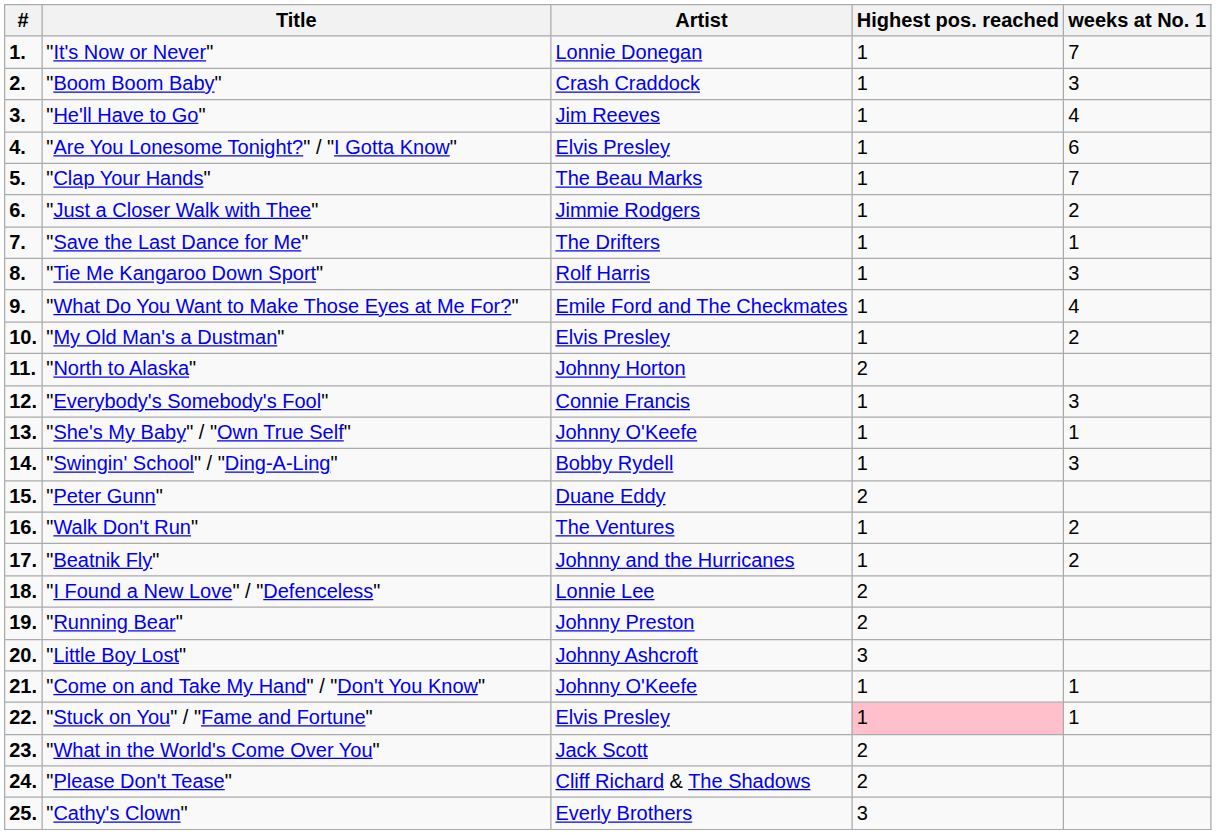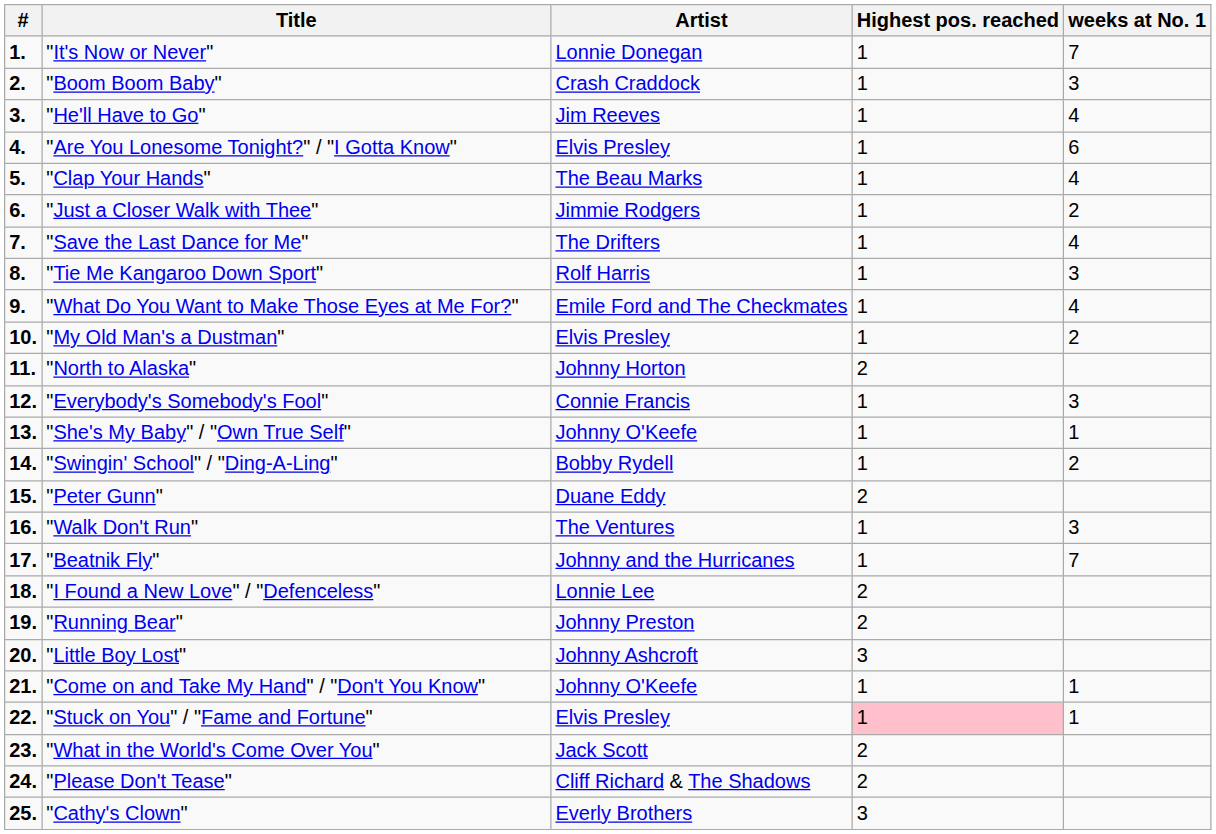(1074, 178) 7 -> (1074, 178) 4
(1074, 242) 1 -> (1074, 242) 4
(1074, 464) 3 -> (1074, 464) 2
(1074, 527) 2 -> (1074, 527) 3
(1074, 559) 2 -> (1074, 559) 7
